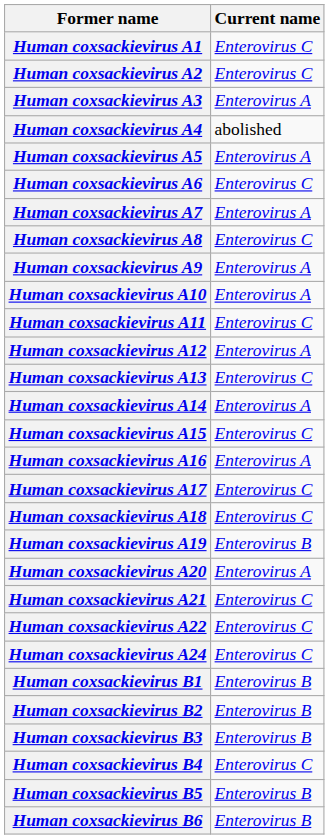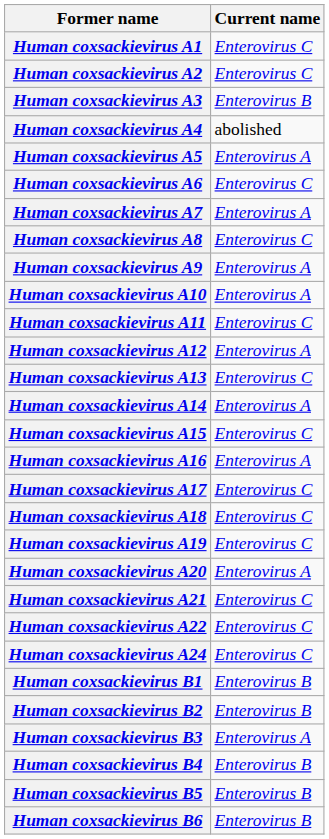(263, 101) Enterovirus A -> (263, 101) Enterovirus B
(263, 543) Enterovirus B -> (263, 543) Enterovirus C
(263, 737) Enterovirus B -> (263, 737) Enterovirus A
(263, 765) Enterovirus C -> (263, 765) Enterovirus B
